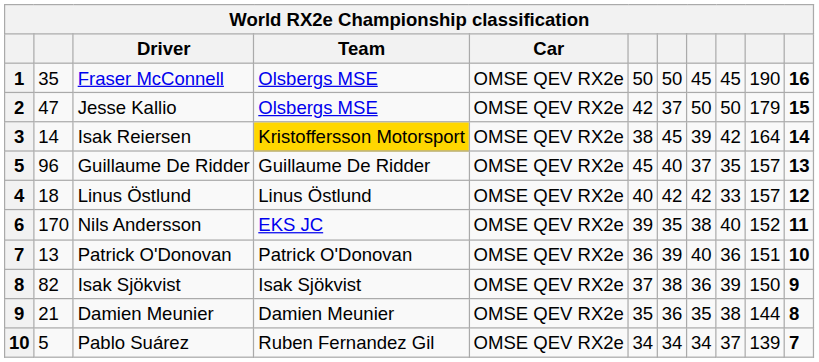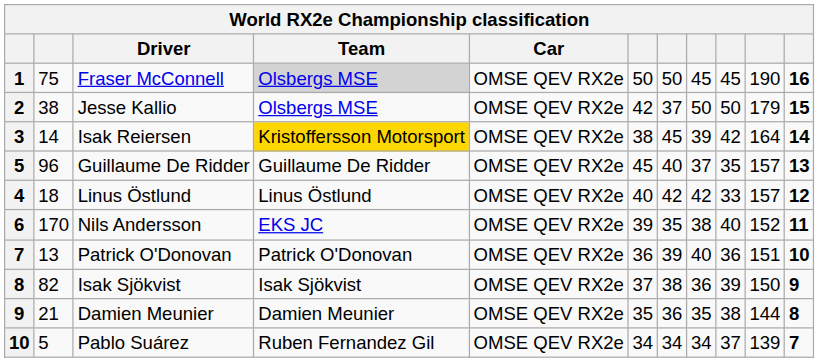(48, 78) 35 -> (48, 78) 75
(318, 78) no background -> (318, 78) lightgrey background
(48, 108) 47 -> (48, 108) 38
